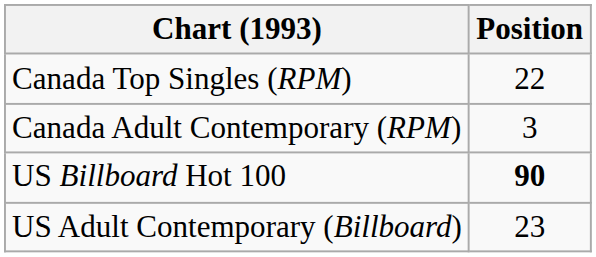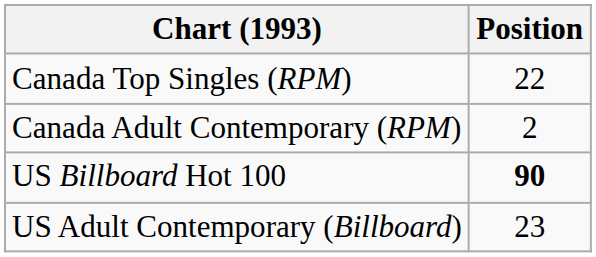(530, 127) 3 -> (530, 127) 2
